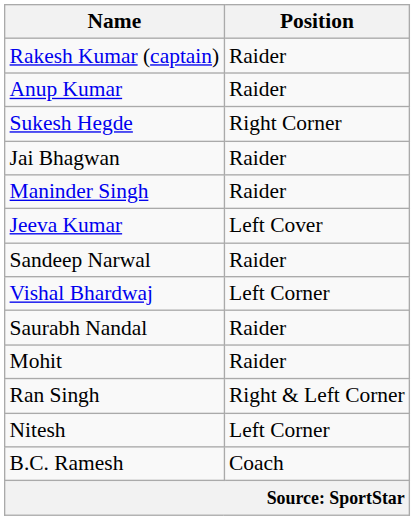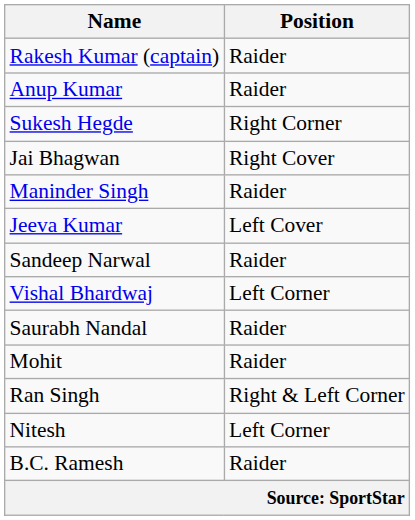(258, 157) Raider -> (282, 157) Right Cover
(256, 463) Coach -> (258, 463) Raider
